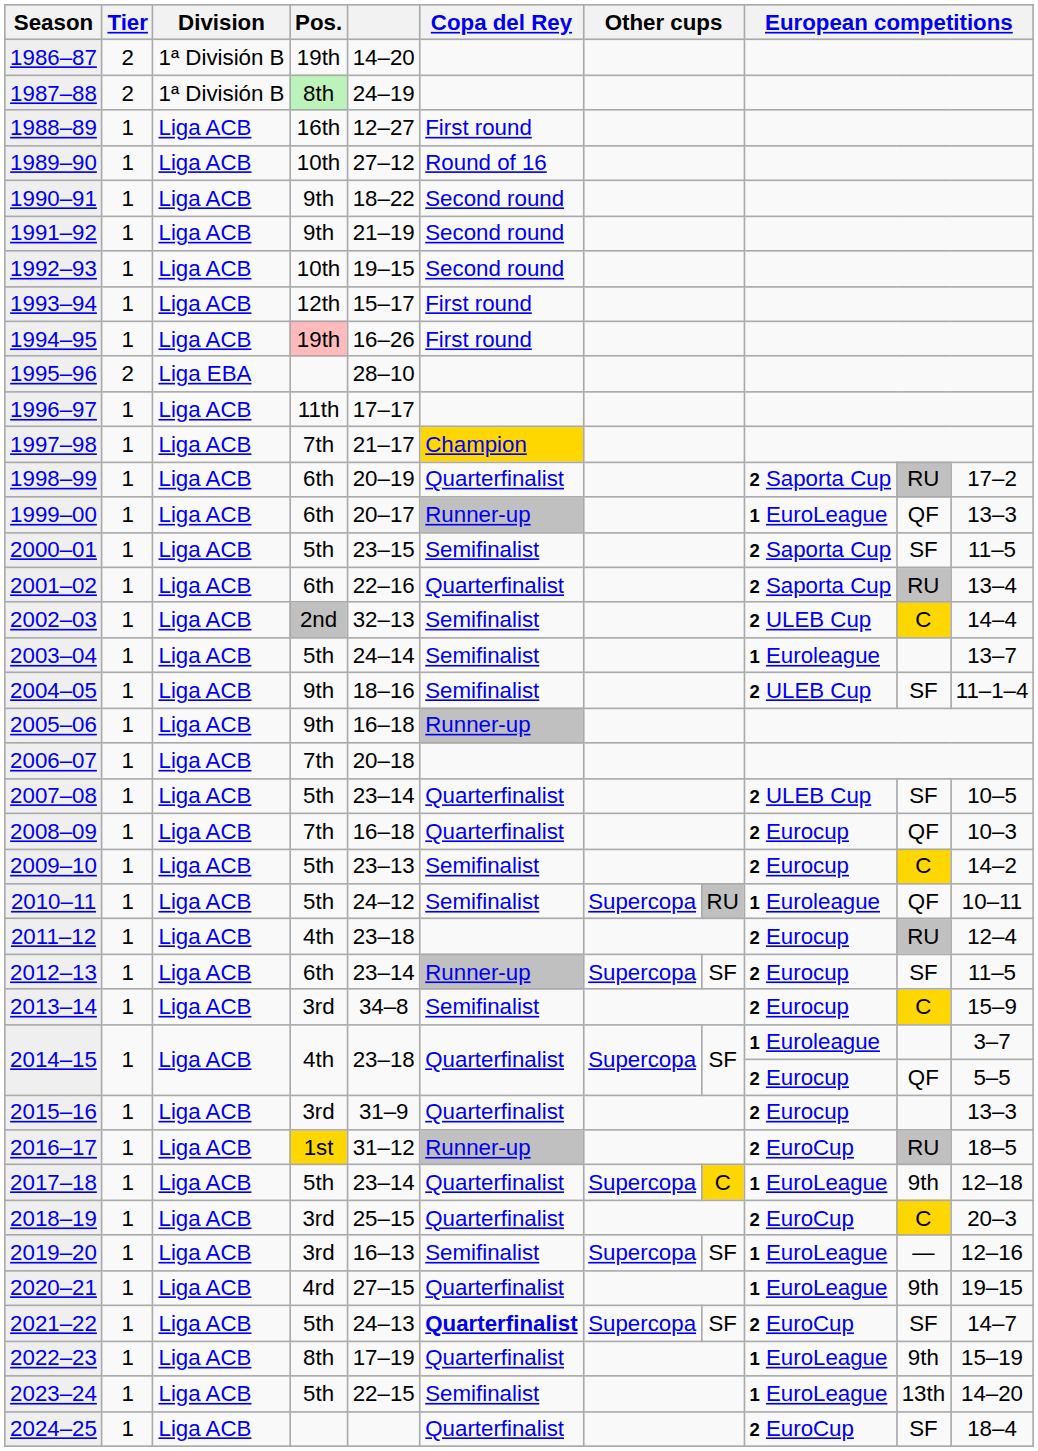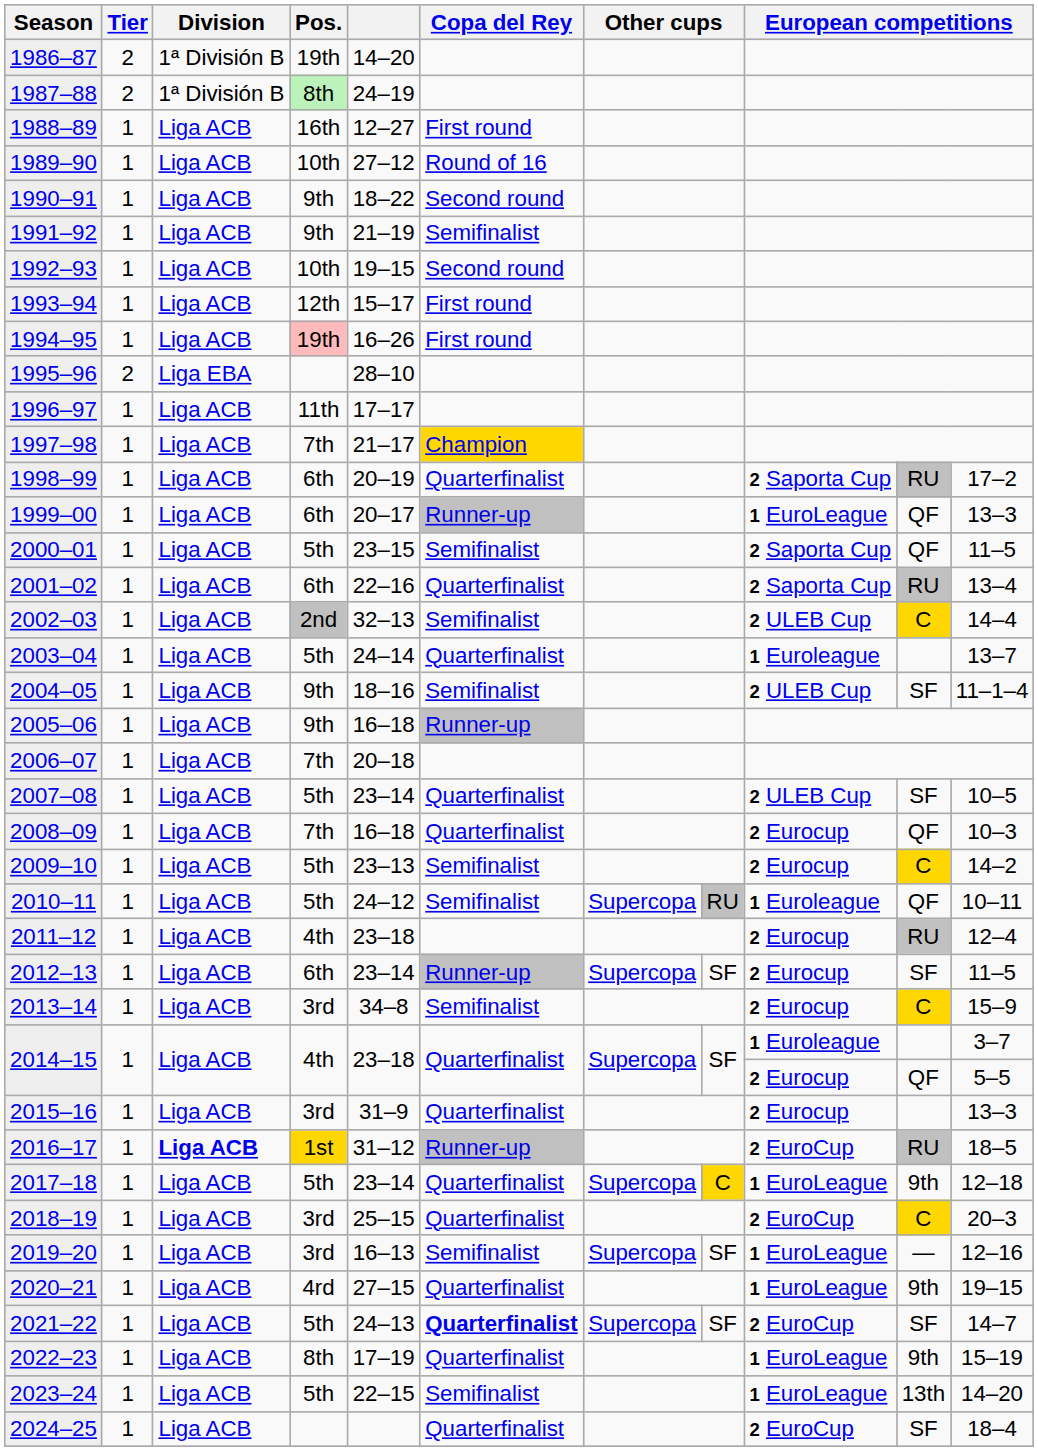(495, 233) Second round -> (482, 233) Semifinalist
(923, 549) SF -> (923, 549) QF
(482, 655) Semifinalist -> (495, 655) Quarterfinalist
(205, 1147) normal -> (208, 1147) bold
